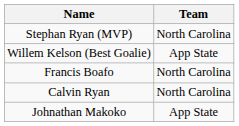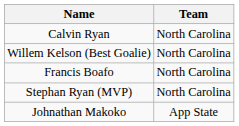rows swapped: (79, 33) <-> (79, 92)
(194, 53) App State -> (194, 53) North Carolina
